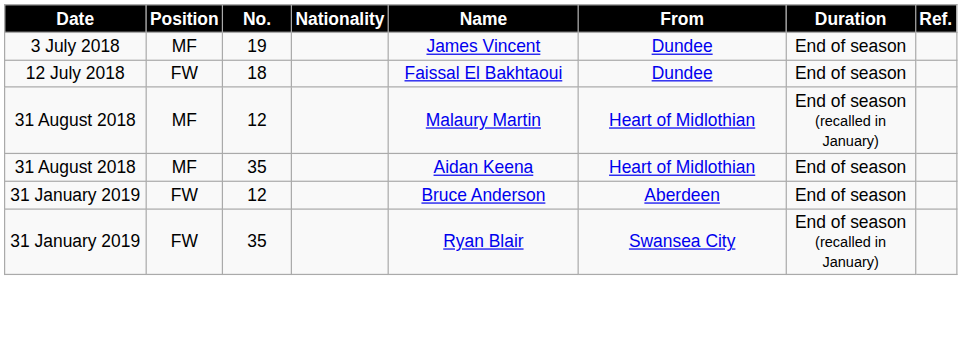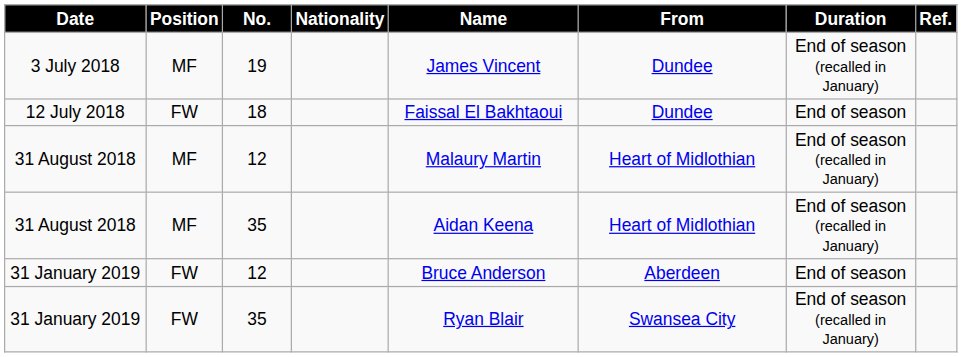(851, 46) End of season -> (851, 66) End of season (recalled in January)
(851, 168) End of season -> (851, 226) End of season (recalled in January)
